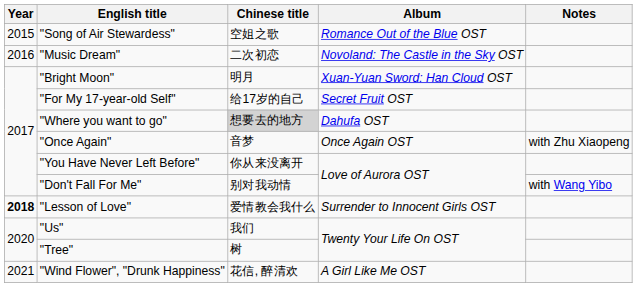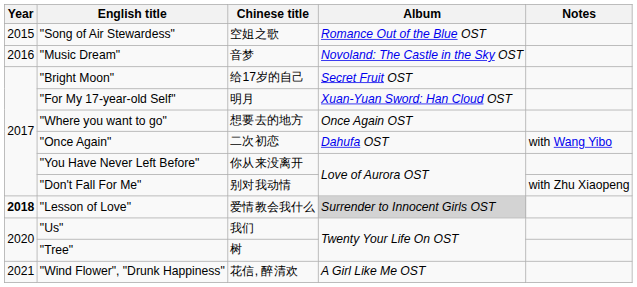(255, 55) 二次初恋 -> (242, 55) 音梦
(242, 77) 明月 -> (267, 77) 给17岁的自己
(416, 77) Xuan-Yuan Sword: Han Cloud OST -> (367, 77) Secret Fruit OST
(267, 98) 给17岁的自己 -> (242, 98) 明月
(367, 99) Secret Fruit OST -> (416, 99) Xuan-Yuan Sword: Han Cloud OST
(267, 120) lightgrey background -> (267, 120) no background
(355, 120) Dahufa OST -> (367, 120) Once Again OST
(242, 142) 音梦 -> (255, 142) 二次初恋
(367, 142) Once Again OST -> (355, 142) Dahufa OST
(579, 142) with Zhu Xiaopeng -> (570, 142) with Wang Yibo
(570, 185) with Wang Yibo -> (579, 185) with Zhu Xiaopeng
(408, 207) no background -> (408, 207) lightgrey background
